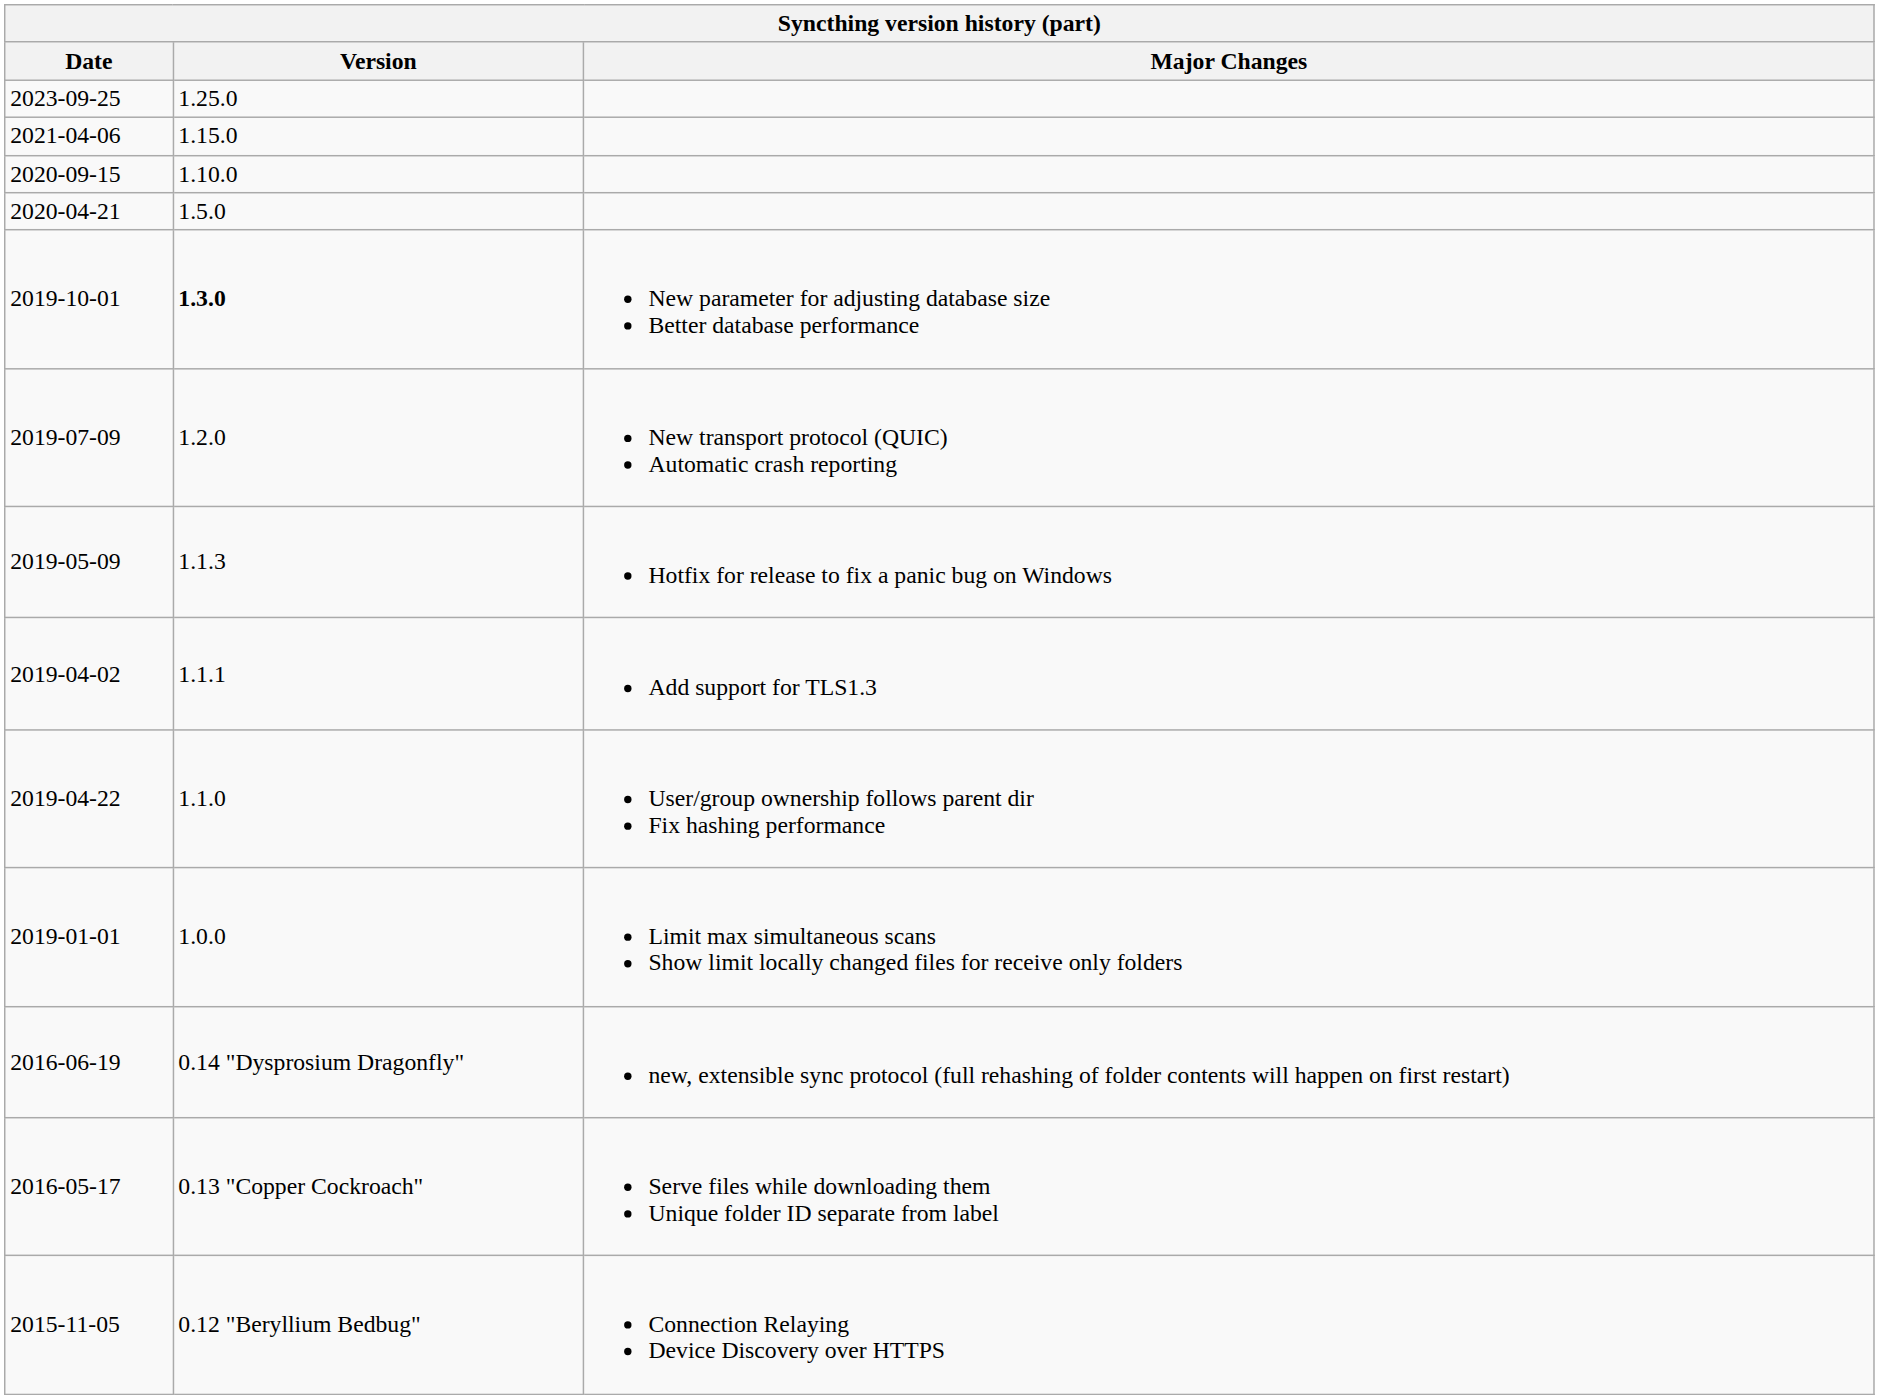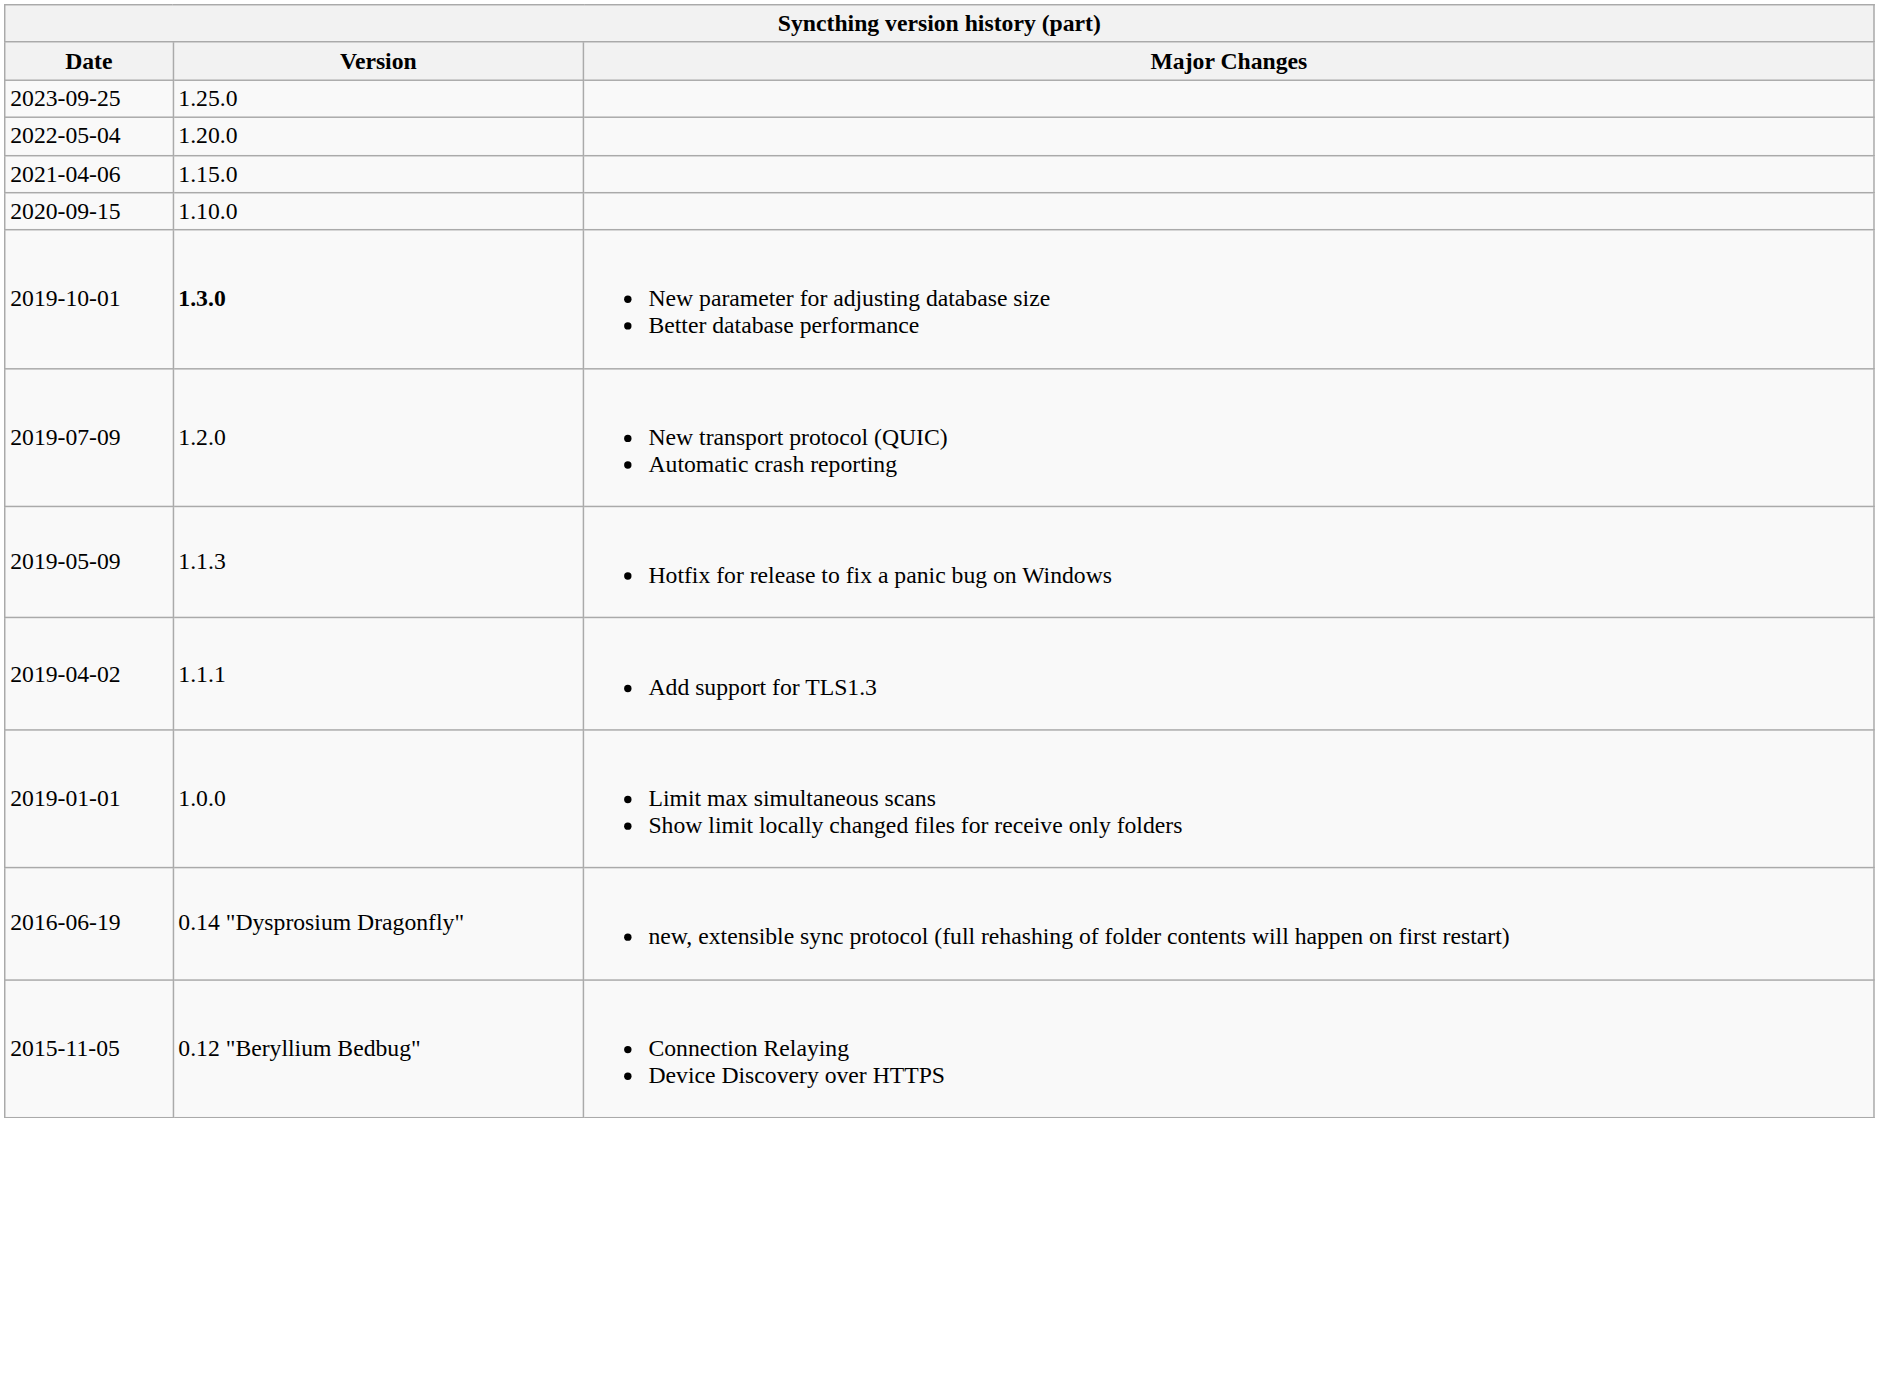+ row: (65, 135)
- row: (65, 211)
- row: (65, 798)
- row: (65, 1186)
